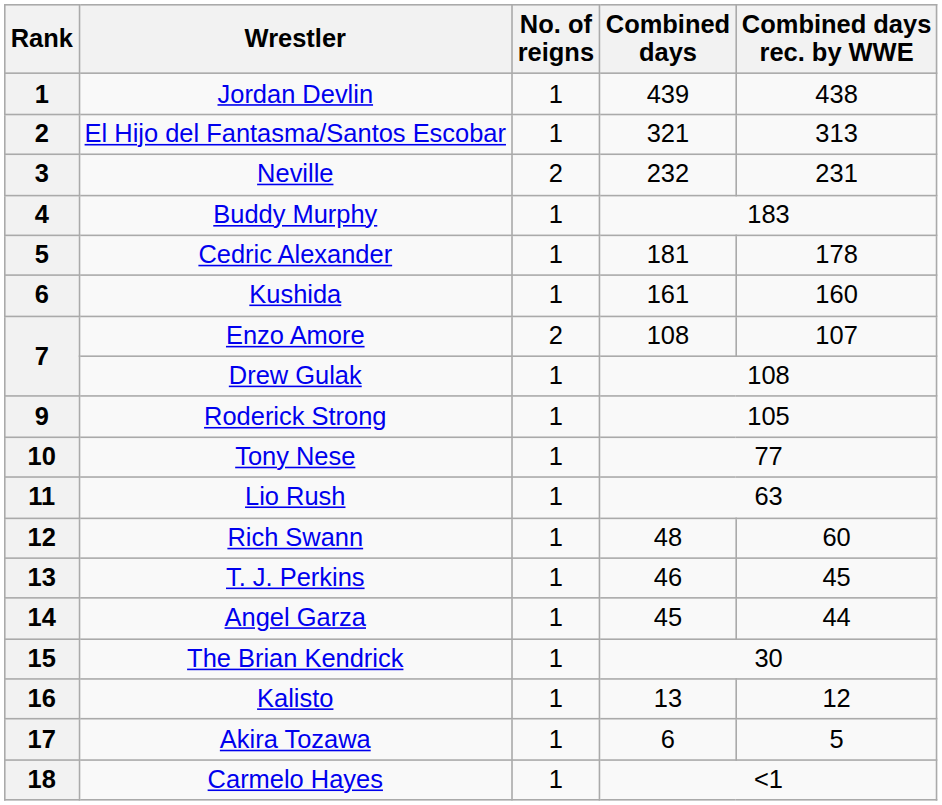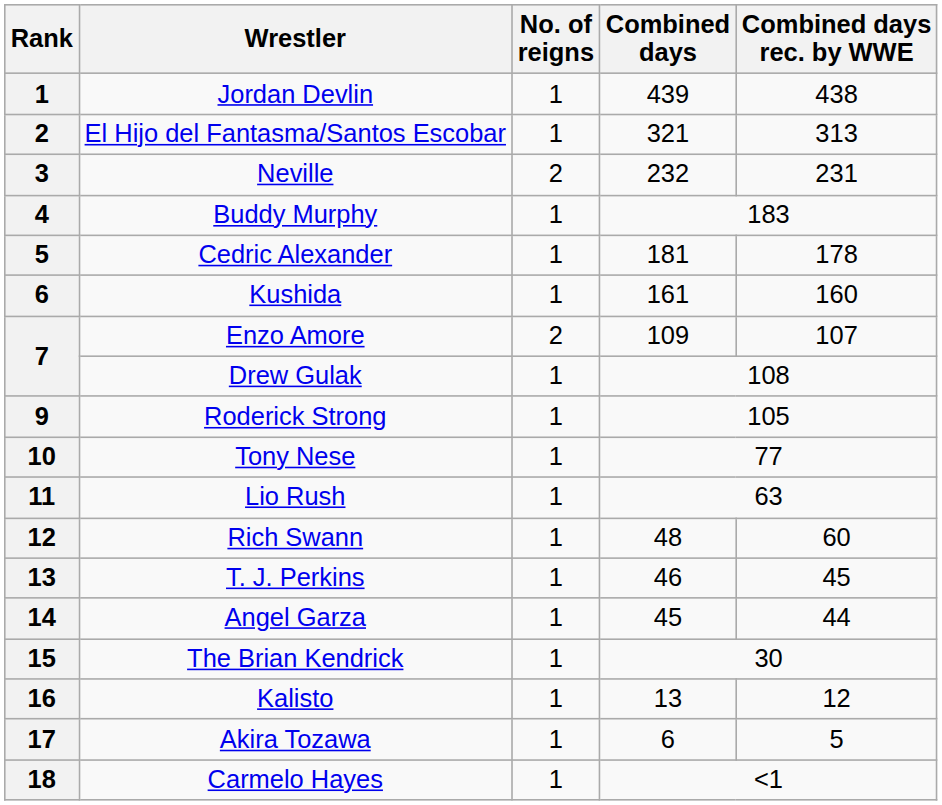(668, 335) 108 -> (668, 335) 109
